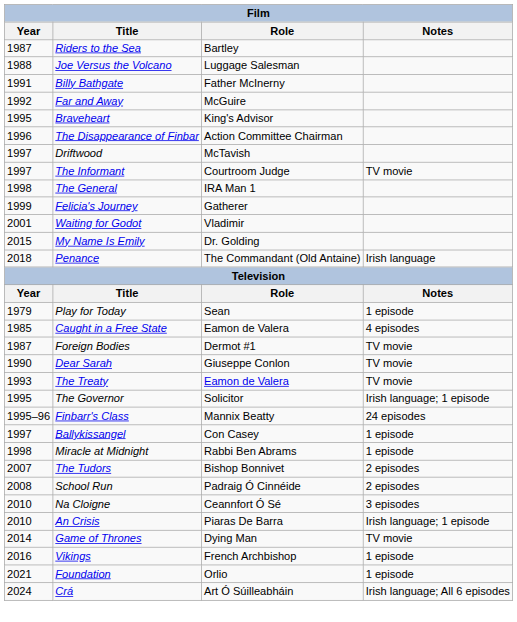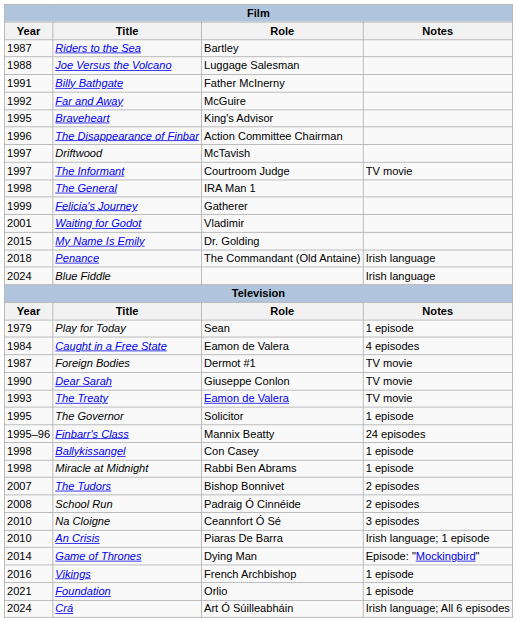+ row: (83, 276)
(19, 329) 1985 -> (19, 346) 1984
(428, 399) Irish language; 1 episode -> (390, 416) 1 episode
(19, 434) 1997 -> (19, 451) 1998
(389, 539) TV movie -> (423, 557) Episode: "Mockingbird"
